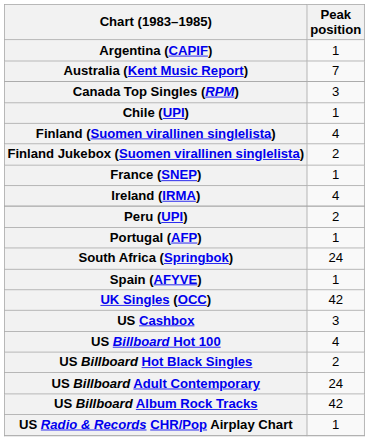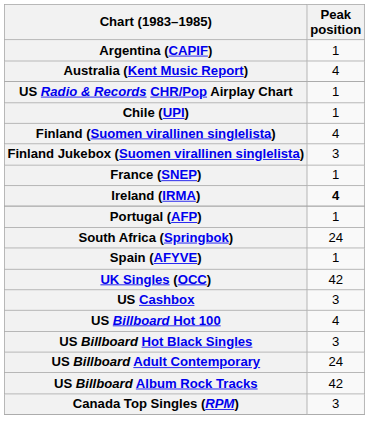(336, 71) 7 -> (336, 71) 4
rows swapped: (156, 92) <-> (156, 425)
(336, 154) 2 -> (336, 154) 3
(336, 196) normal -> (336, 196) bold
- row: (156, 216)
(336, 362) 2 -> (336, 341) 3
